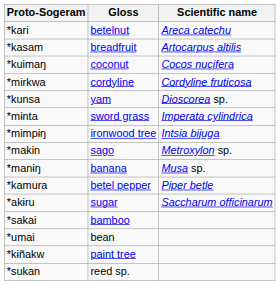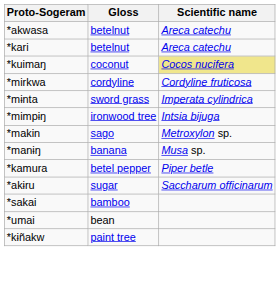+ row: (27, 30)
- row: (25, 47)
(198, 64) no background -> (198, 64) khaki background
- row: (23, 99)
- row: (23, 271)
